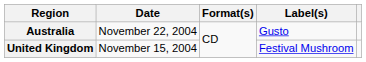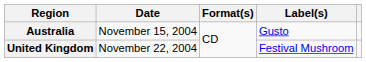(148, 31) November 22, 2004 -> (148, 31) November 15, 2004
(148, 48) November 15, 2004 -> (148, 48) November 22, 2004
